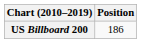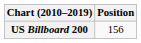(116, 30) 186 -> (116, 30) 156
